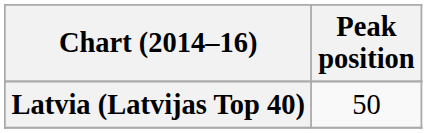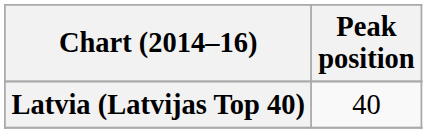(366, 104) 50 -> (366, 104) 40
